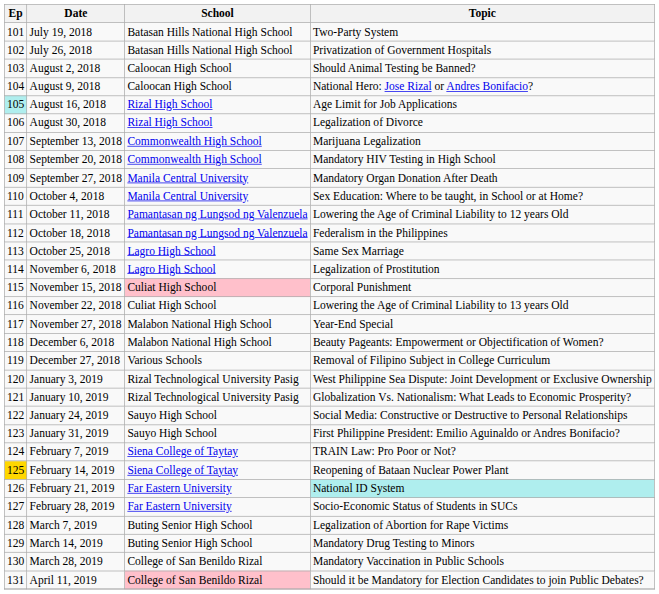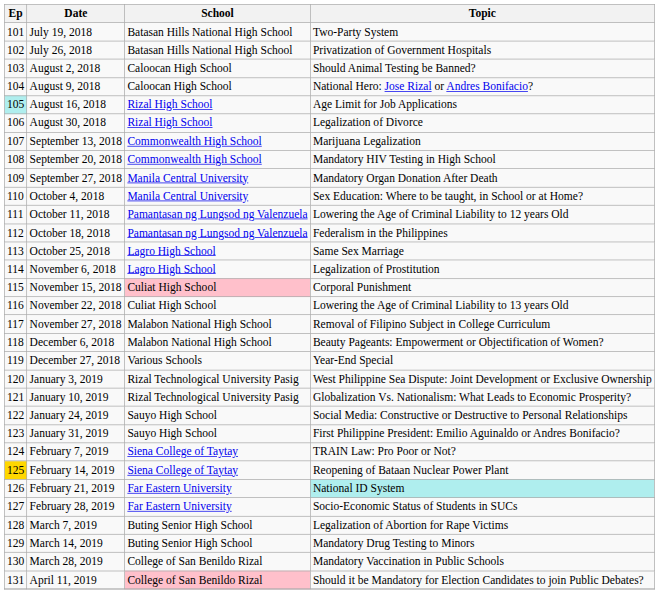(353, 324) Year-End Special -> (432, 324) Removal of Filipino Subject in College Curriculum
(432, 360) Removal of Filipino Subject in College Curriculum -> (353, 360) Year-End Special
